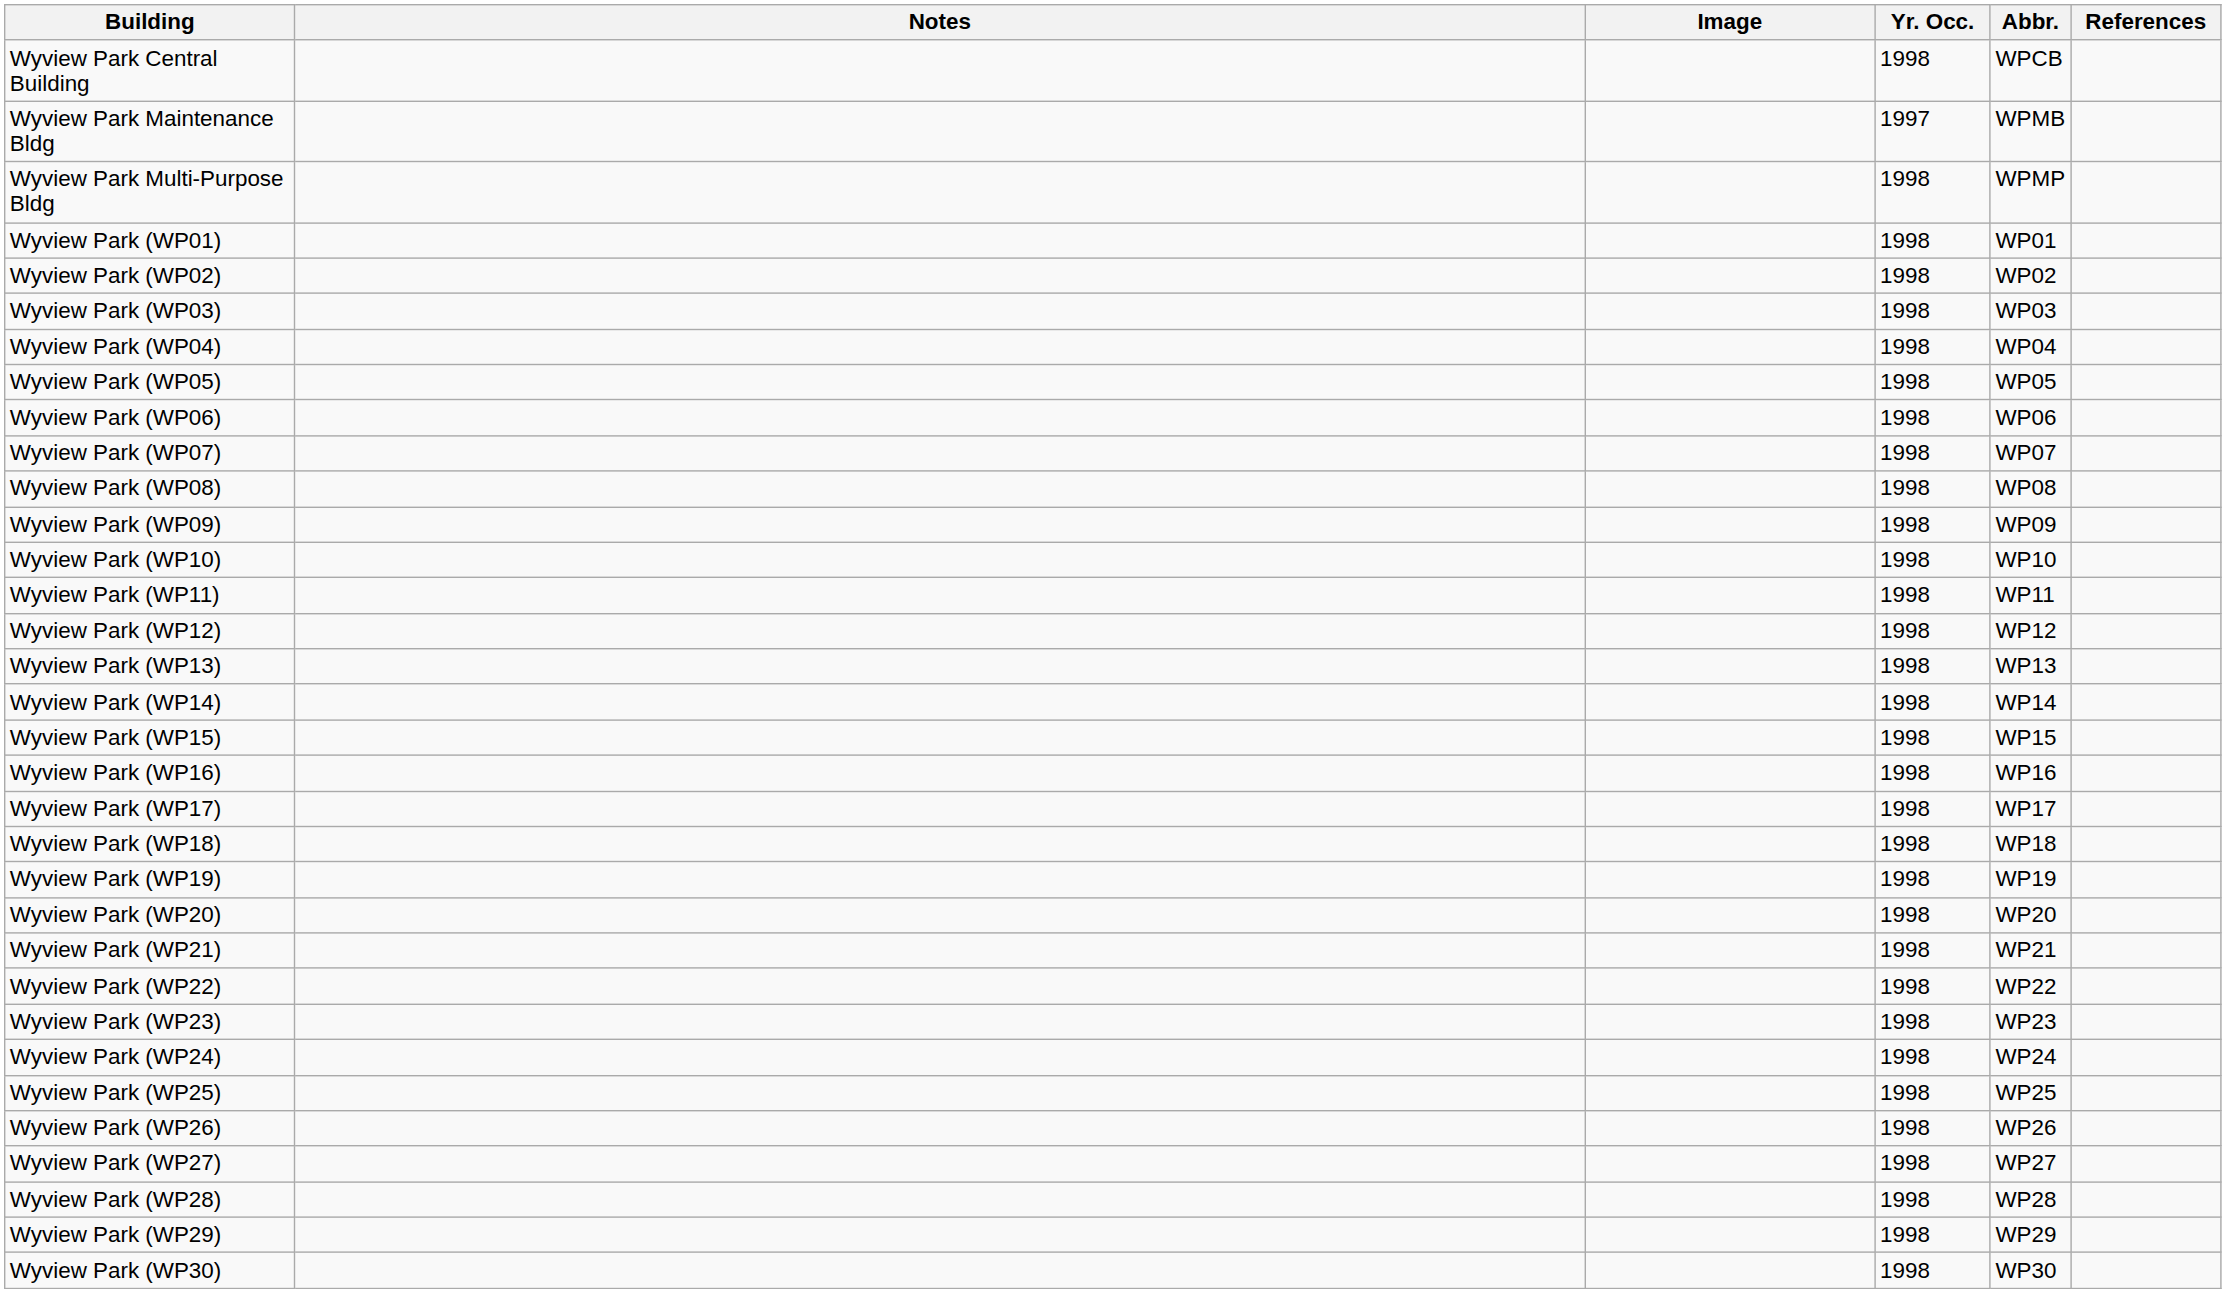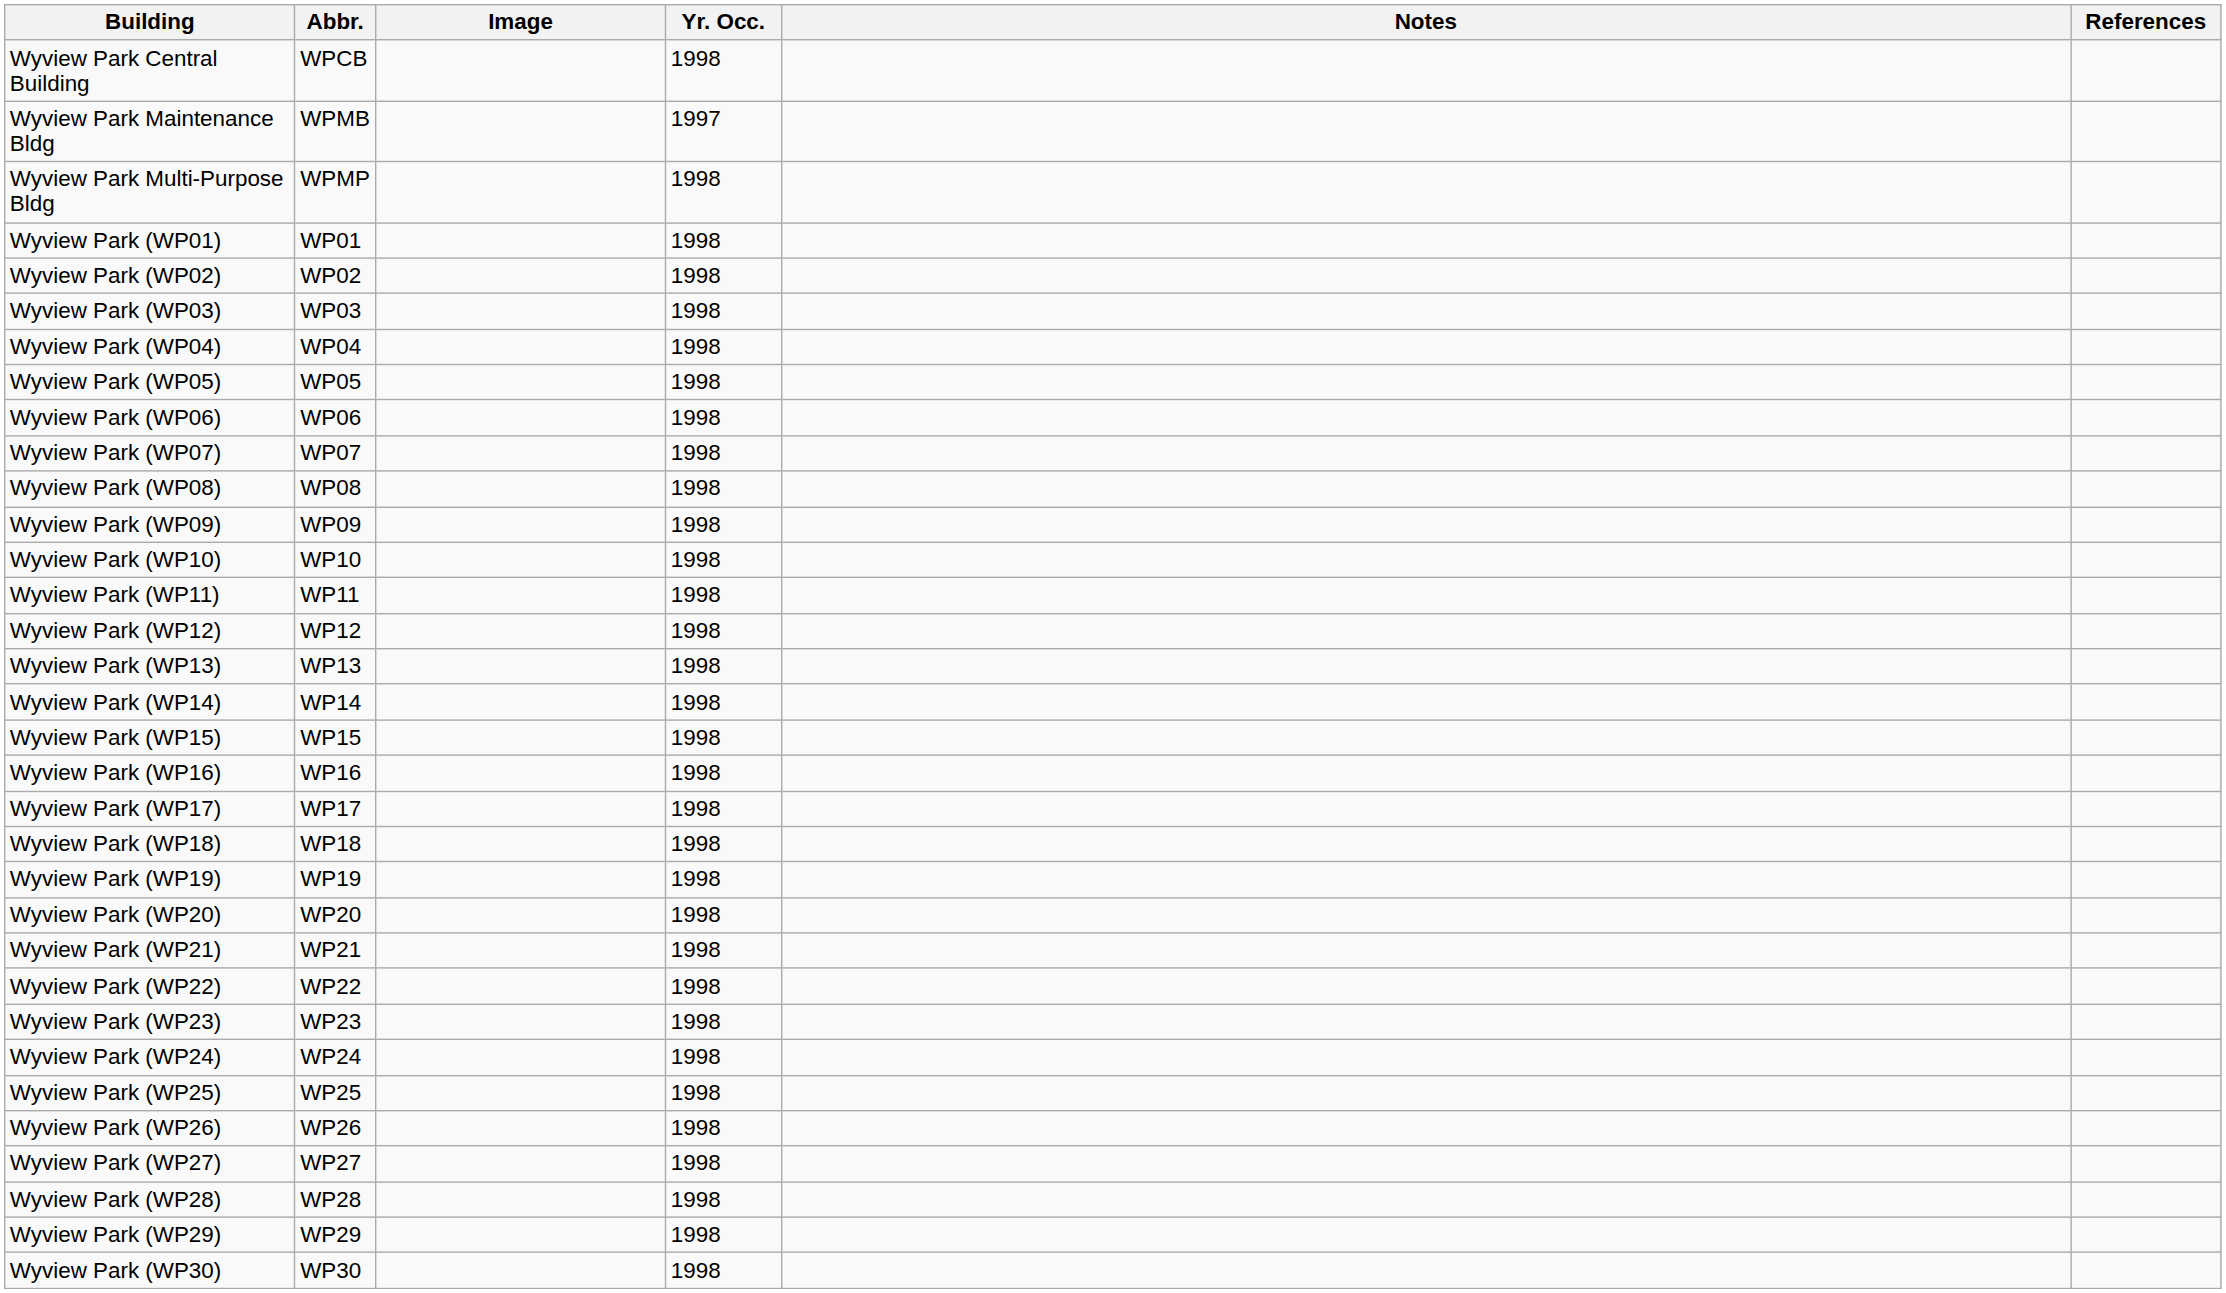columns swapped: (2030, 22) <-> (940, 22)
